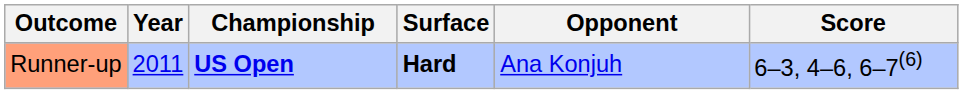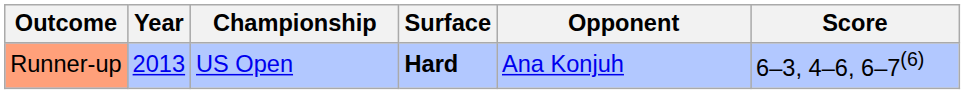(158, 64) 2011 -> (159, 64) 2013
(244, 64) bold -> (245, 64) normal
